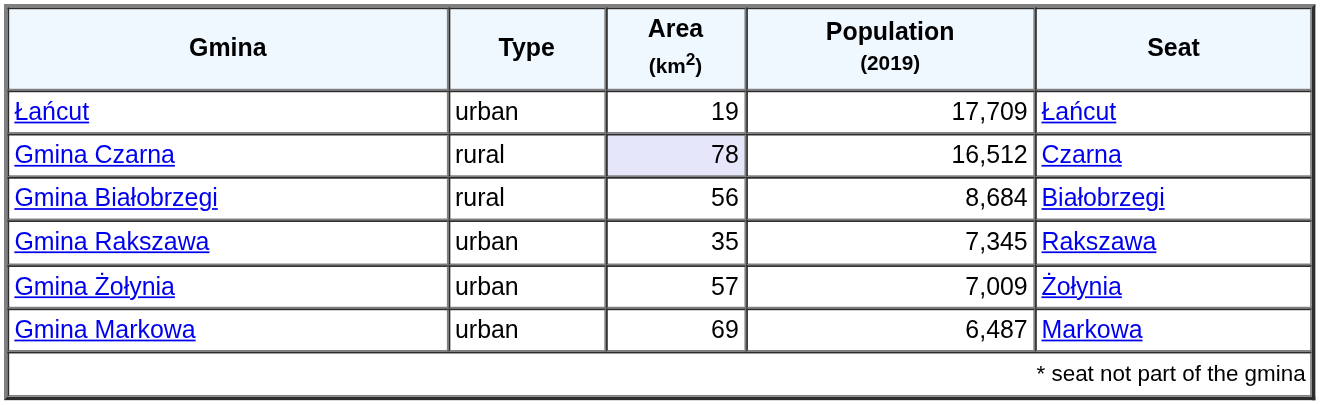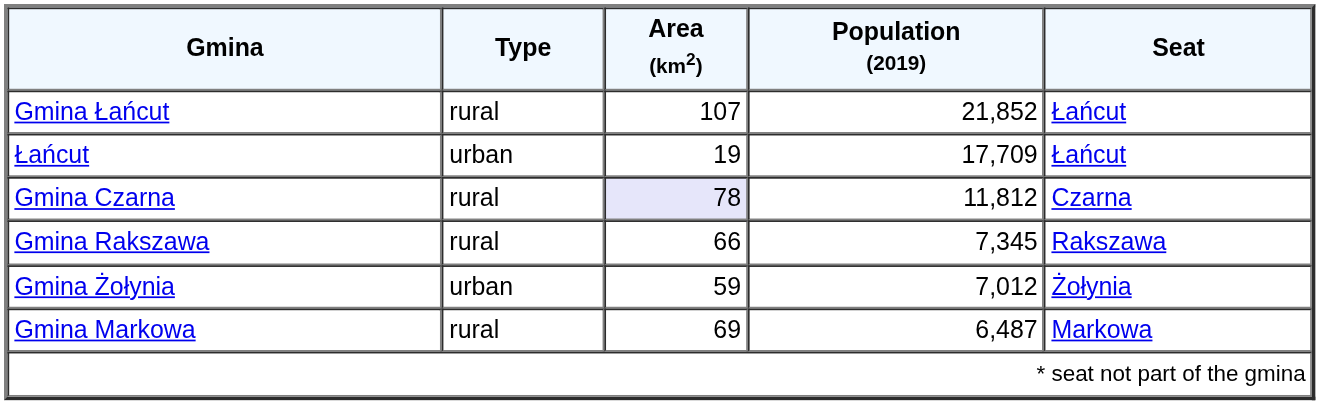+ row: (92, 111)
(990, 154) 16,512 -> (1000, 198) 11,812
- row: (116, 198)
(487, 242) urban -> (474, 242) rural
(725, 242) 35 -> (727, 242) 66
(725, 285) 57 -> (727, 285) 59
(997, 285) 7,009 -> (1006, 285) 7,012
(487, 329) urban -> (474, 329) rural
